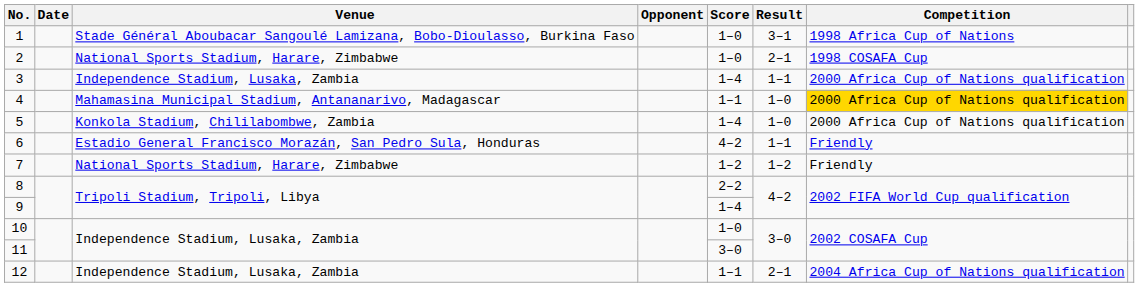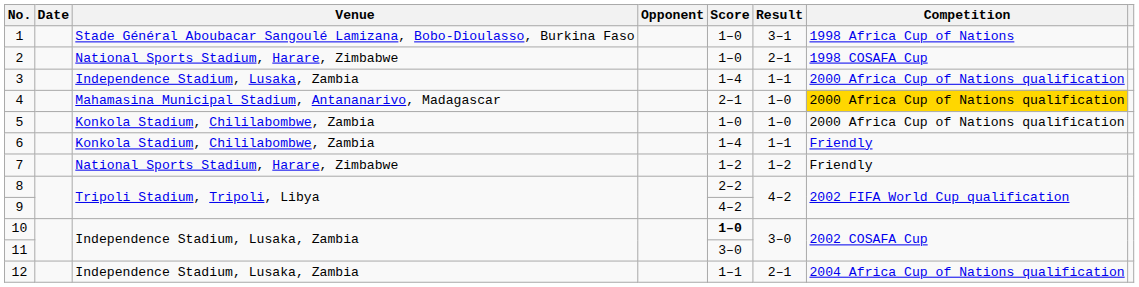(730, 101) 1–1 -> (730, 101) 2–1
(730, 122) 1–4 -> (730, 122) 1–0
(308, 144) Estadio General Francisco Morazán, San Pedro Sula, Honduras -> (225, 144) Konkola Stadium, Chililabombwe, Zambia
(730, 144) 4–2 -> (730, 144) 1–4
(730, 208) 1–4 -> (730, 208) 4–2
(730, 229) normal -> (730, 229) bold
